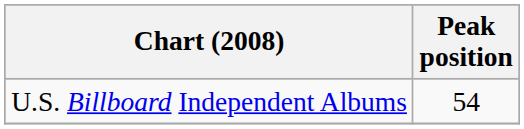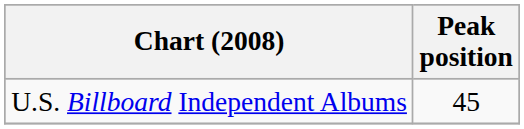(466, 100) 54 -> (466, 100) 45
